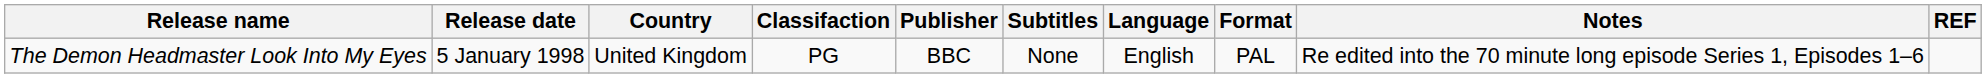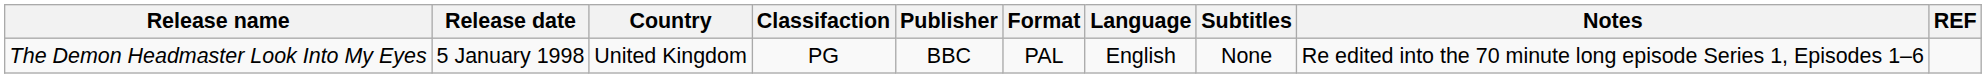columns swapped: (1256, 21) <-> (1053, 21)
